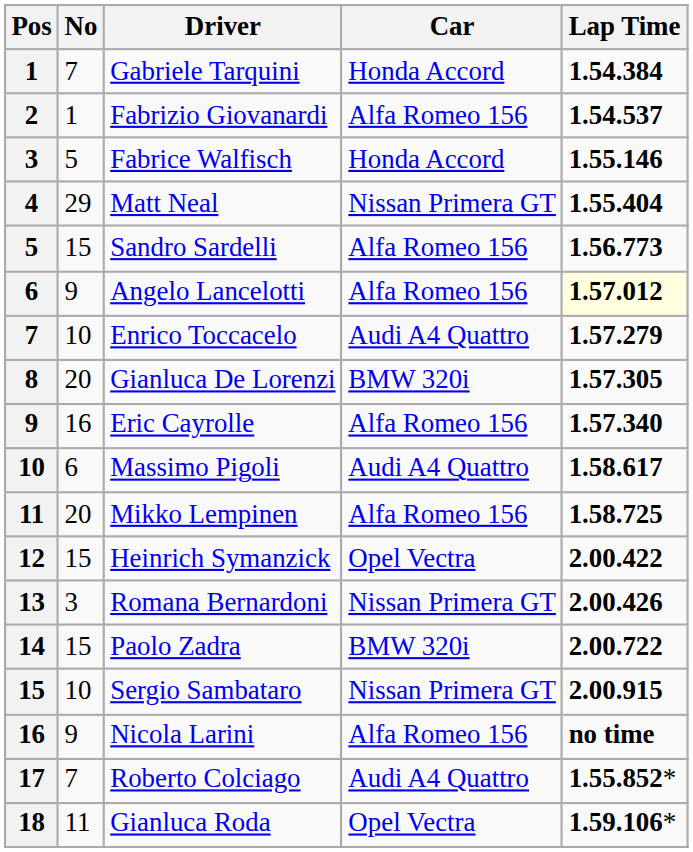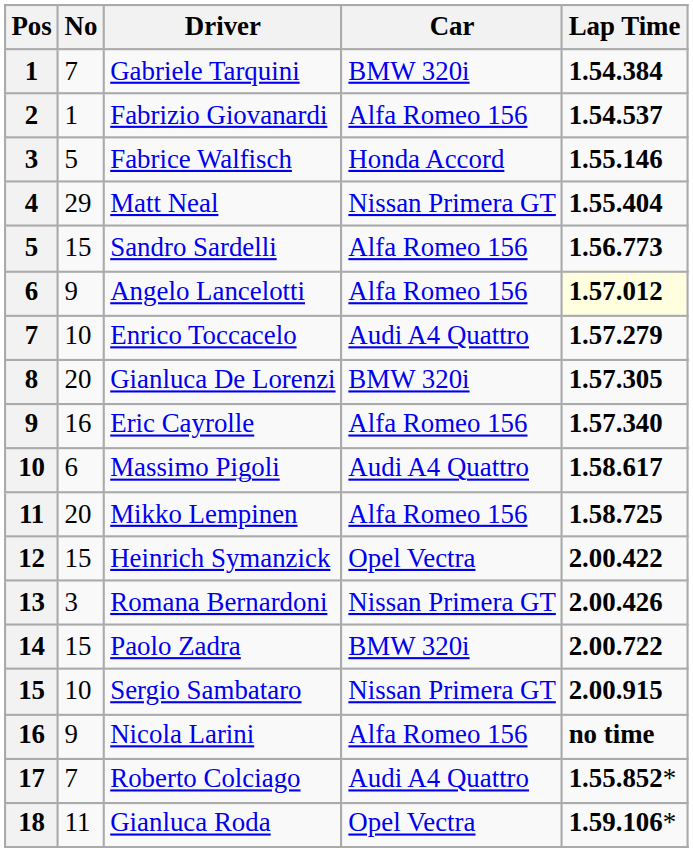(426, 70) Honda Accord -> (409, 70) BMW 320i
